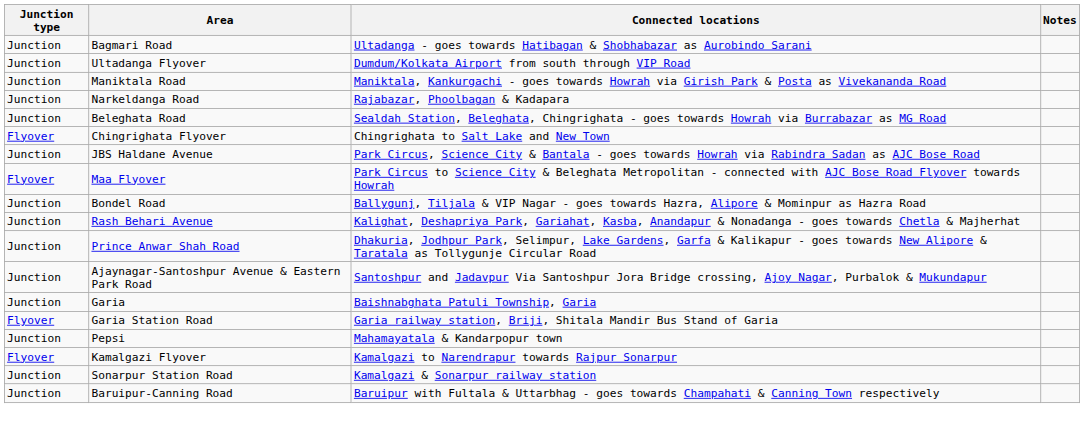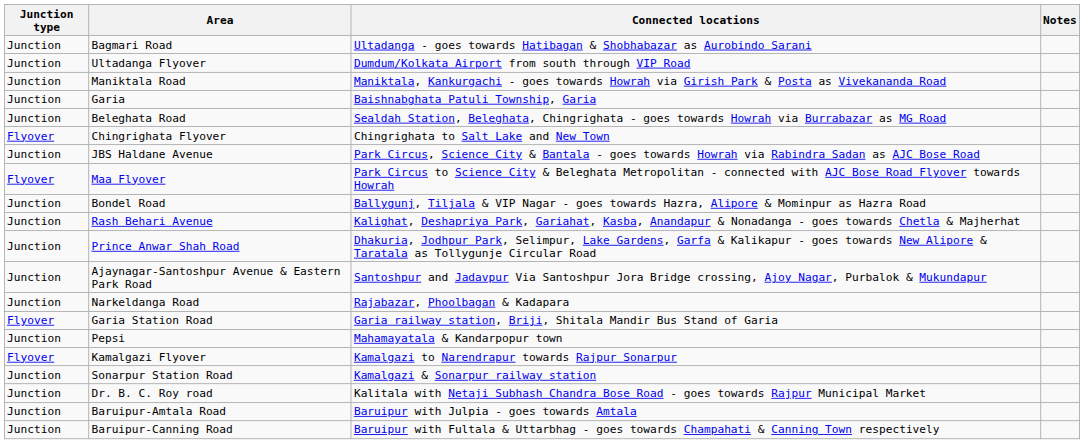rows swapped: (145, 99) <-> (108, 302)
+ row: (152, 393)
+ row: (159, 411)
